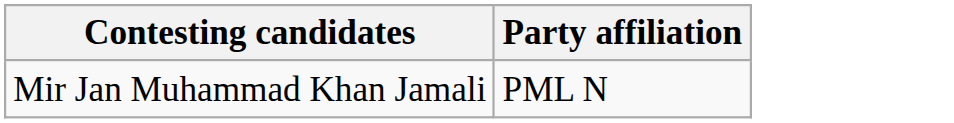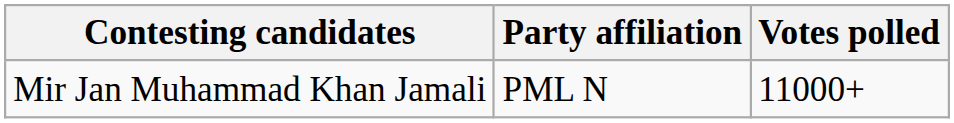+ column: (849, 32)
